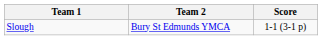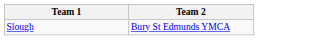- column: (285, 12)
